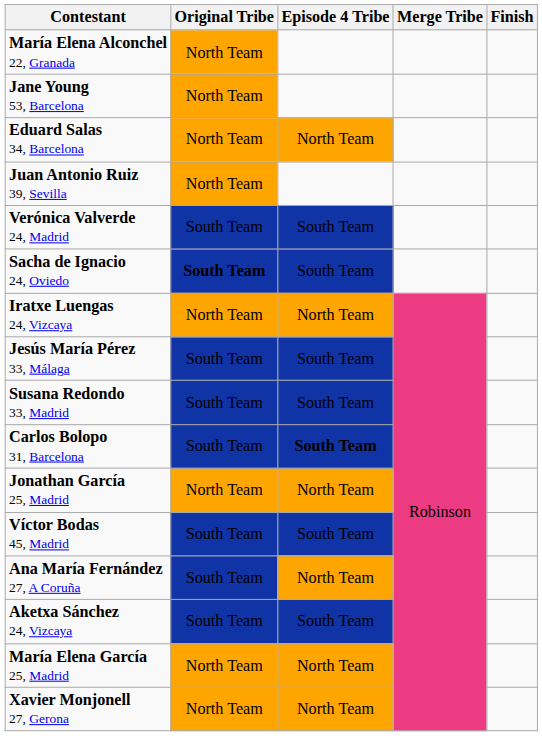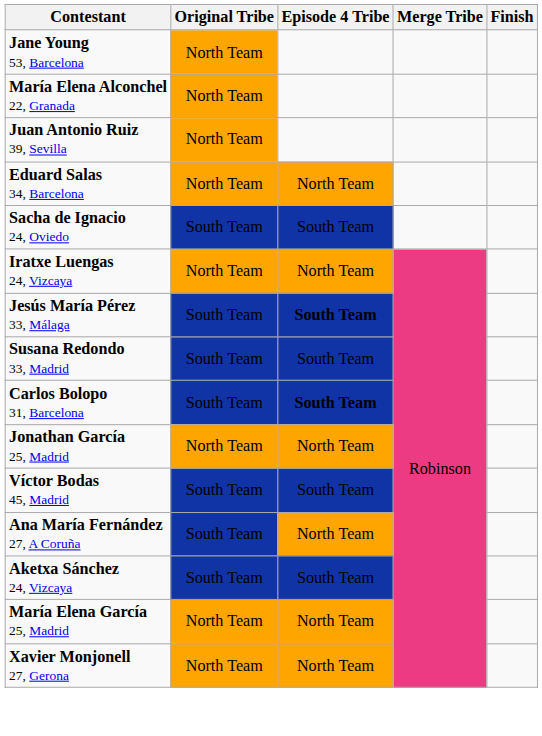rows swapped: (88, 52) <-> (49, 95)
rows swapped: (74, 183) <-> (56, 139)
- row: (72, 227)
(224, 271) bold -> (224, 227) normal
(336, 358) normal -> (336, 314) bold
